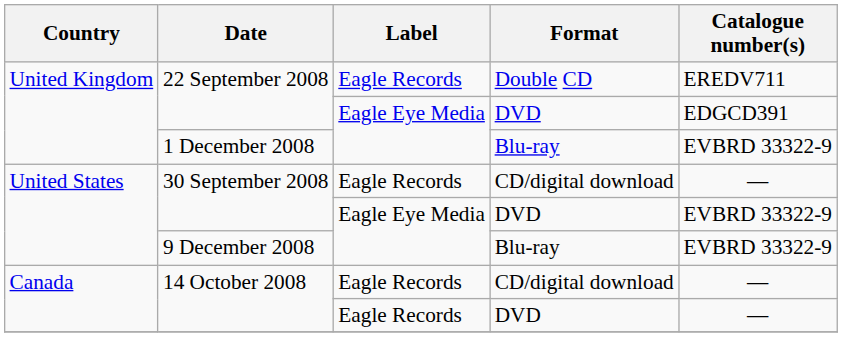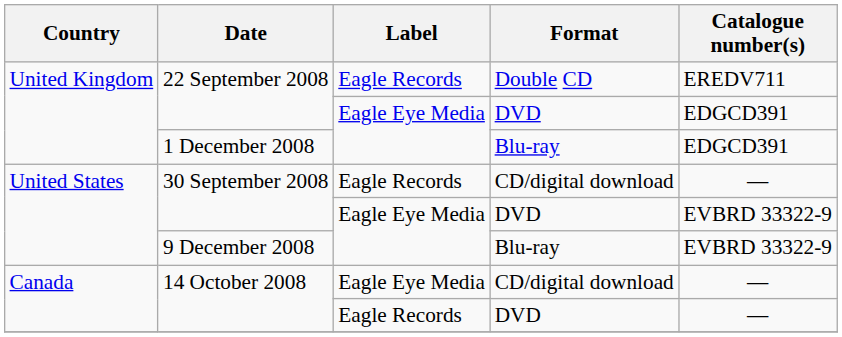(758, 146) EVBRD 33322-9 -> (736, 146) EDGCD391
(400, 281) Eagle Records -> (412, 281) Eagle Eye Media
